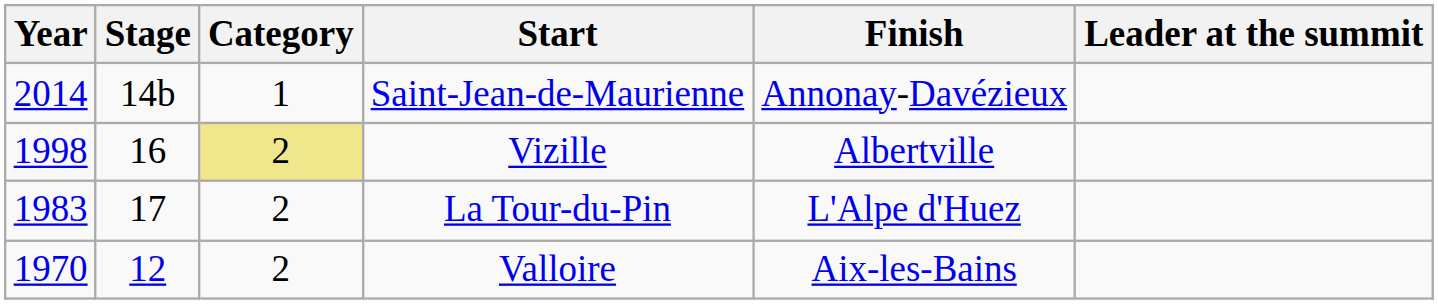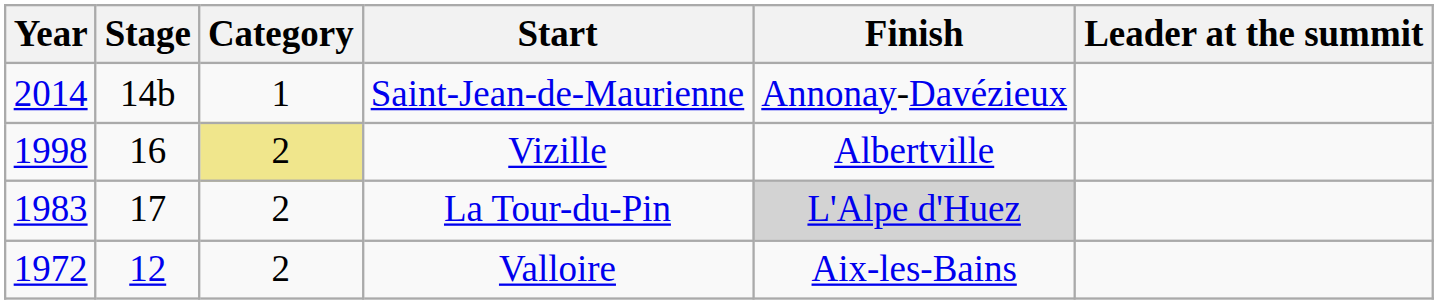(914, 209) no background -> (914, 209) lightgrey background
(51, 268) 1970 -> (51, 268) 1972
